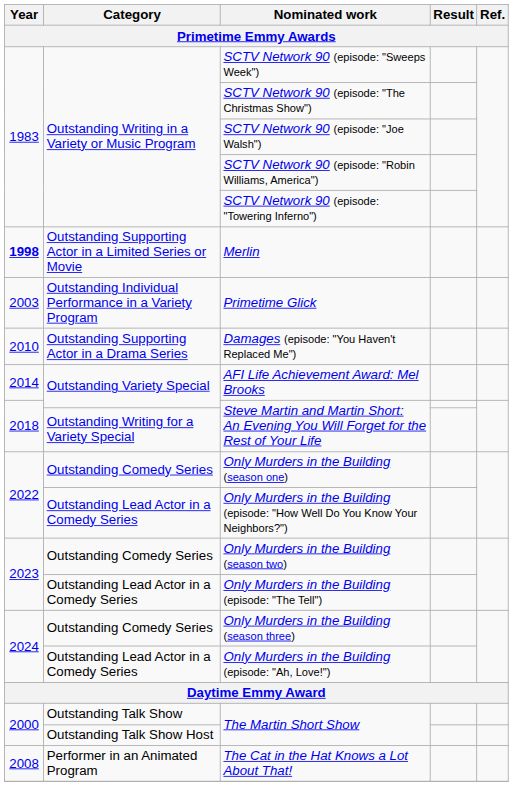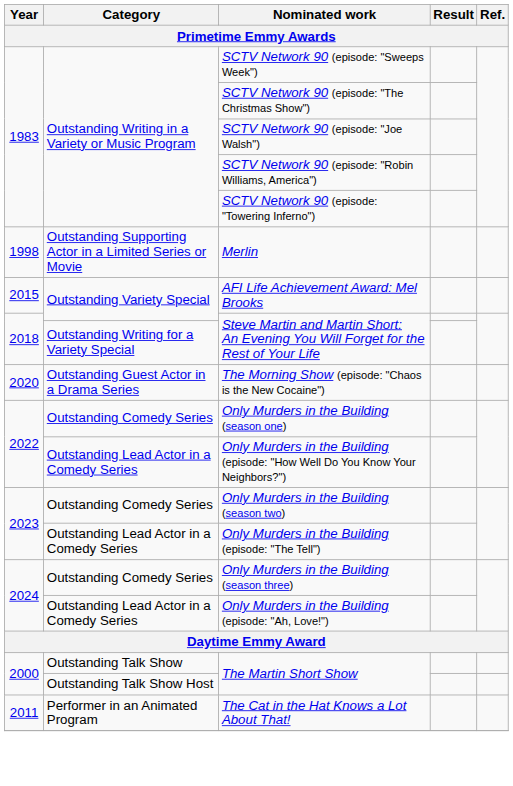(24, 252) bold -> (24, 252) normal
- row: (119, 303)
- row: (117, 346)
(24, 382) 2014 -> (24, 295) 2015
+ row: (126, 382)
(24, 763) 2008 -> (24, 712) 2011
